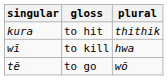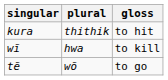columns swapped: (137, 13) <-> (87, 13)
